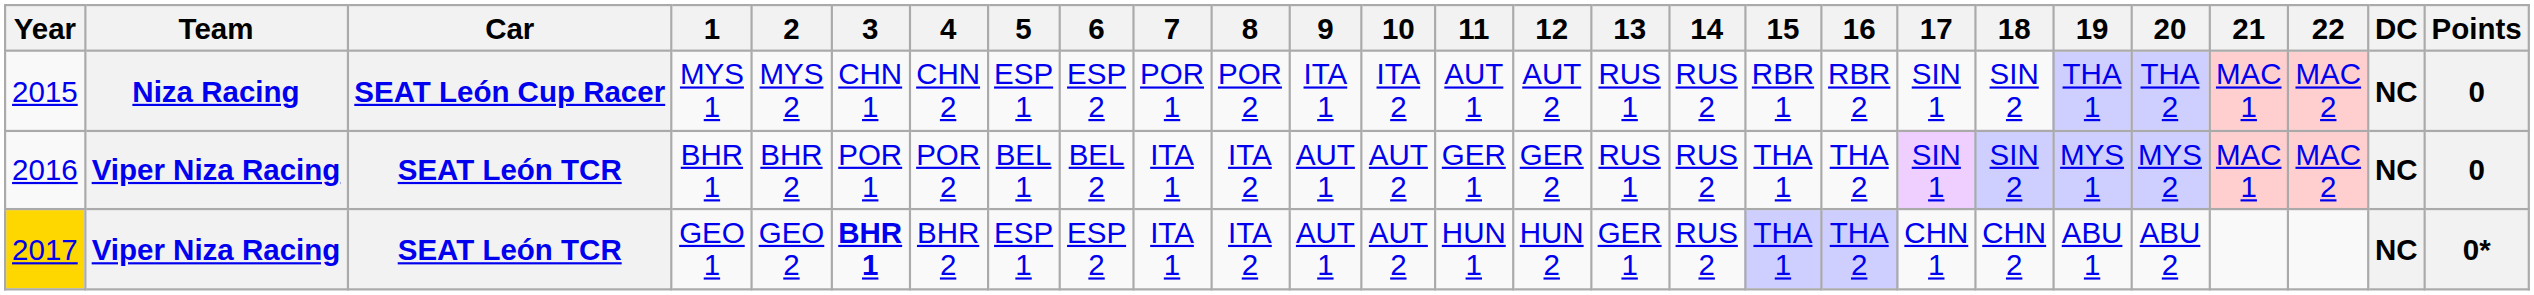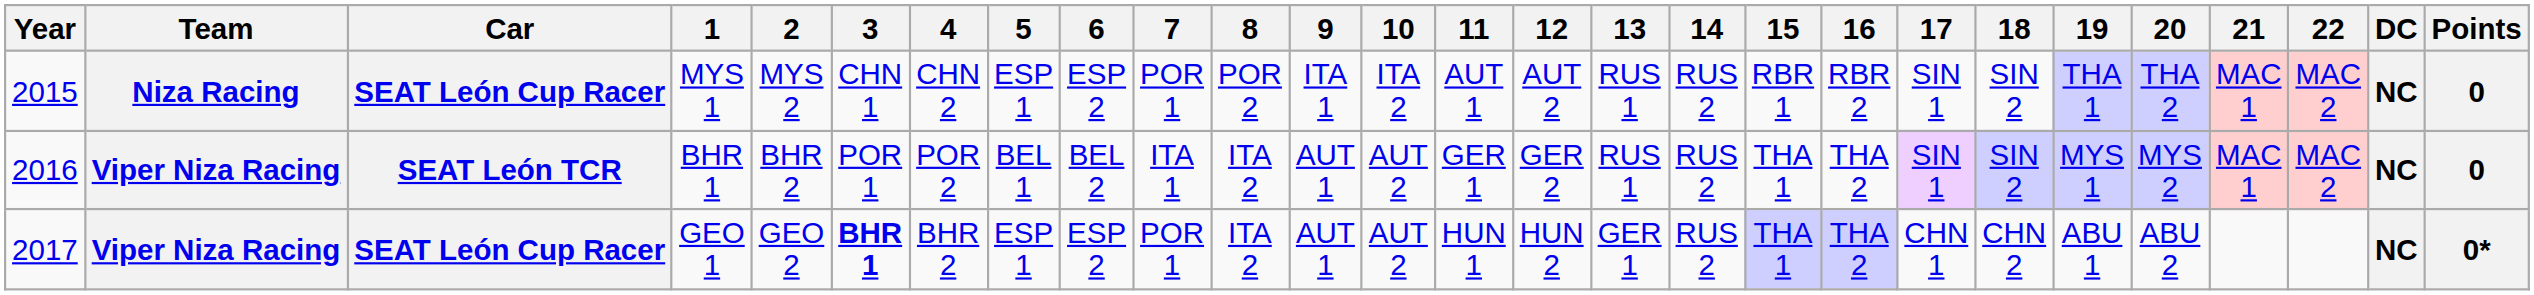(45, 249) gold background -> (45, 249) no background
(510, 249) SEAT León TCR -> (510, 249) SEAT León Cup Racer
(1172, 249) ITA 1 -> (1172, 249) POR 1
